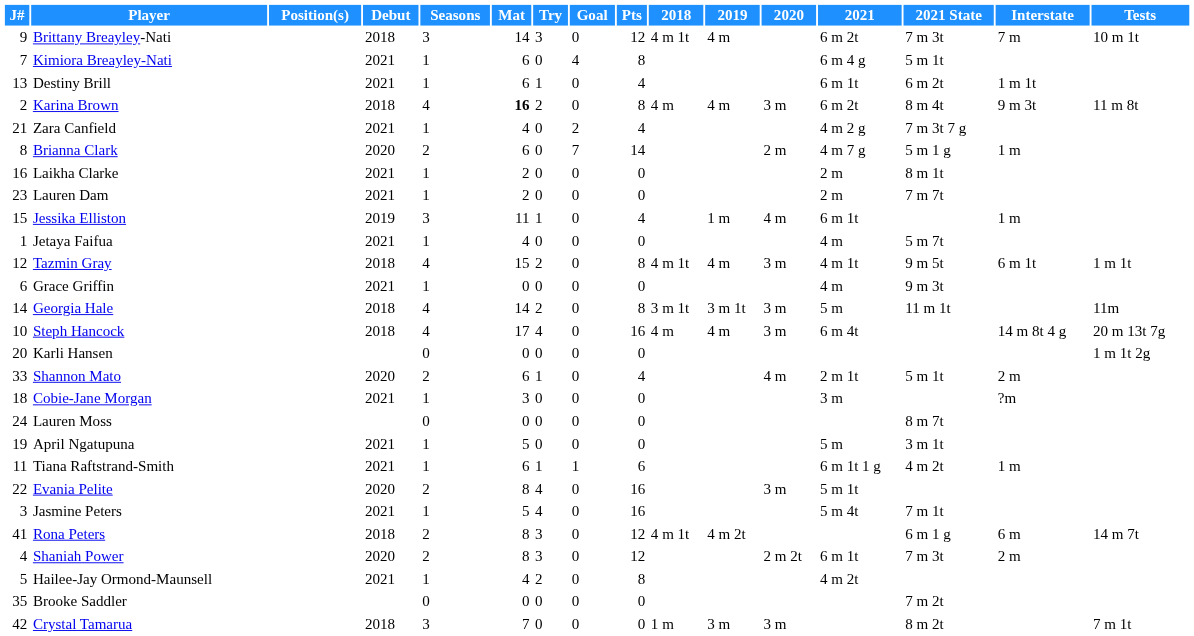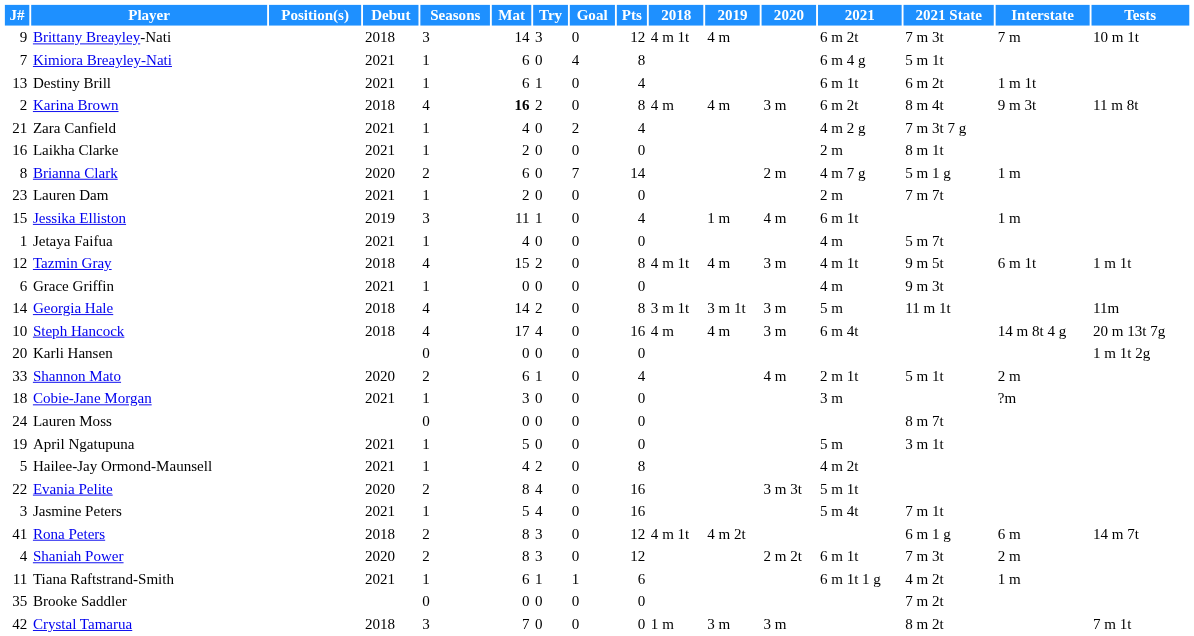rows swapped: (75, 150) <-> (76, 173)
rows swapped: (122, 579) <-> (103, 466)
(775, 489) 3 m -> (783, 489) 3 m 3t
